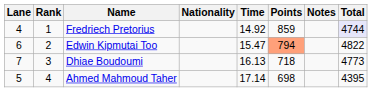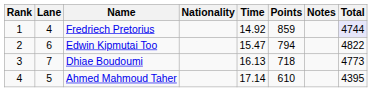columns swapped: (49, 12) <-> (19, 12)
(286, 45) lightsalmon background -> (286, 45) no background
(286, 78) 698 -> (286, 78) 610
